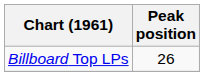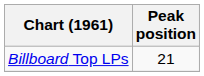(166, 58) 26 -> (166, 58) 21
